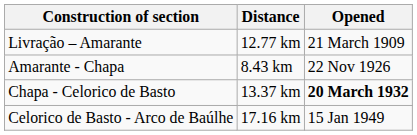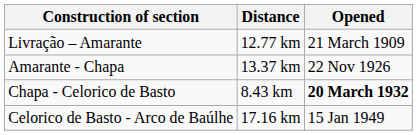(267, 67) 8.43 km -> (271, 67) 13.37 km
(271, 92) 13.37 km -> (267, 92) 8.43 km
